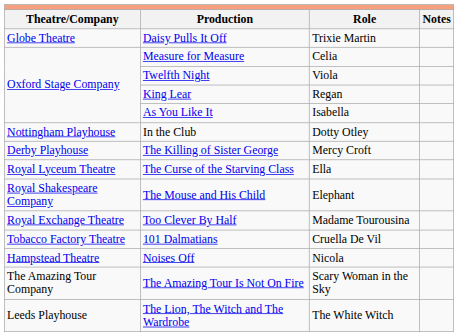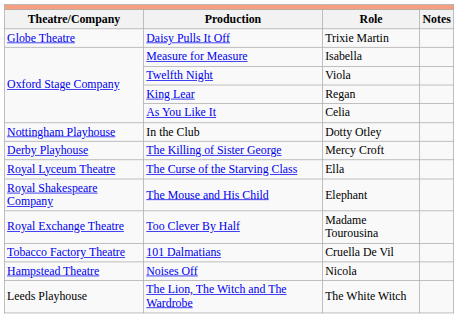(325, 56) Celia -> (344, 56) Isabella
(331, 113) Isabella -> (338, 113) Celia
- row: (223, 283)
